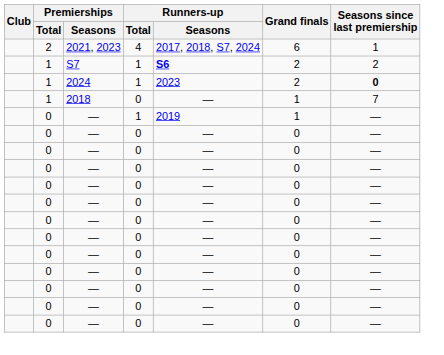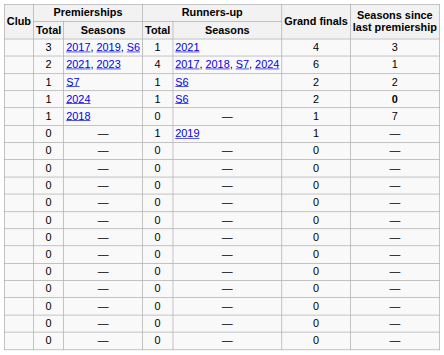+ row: (103, 47)
(163, 64) bold -> (182, 82) normal
(168, 82) 2023 -> (182, 99) S6
